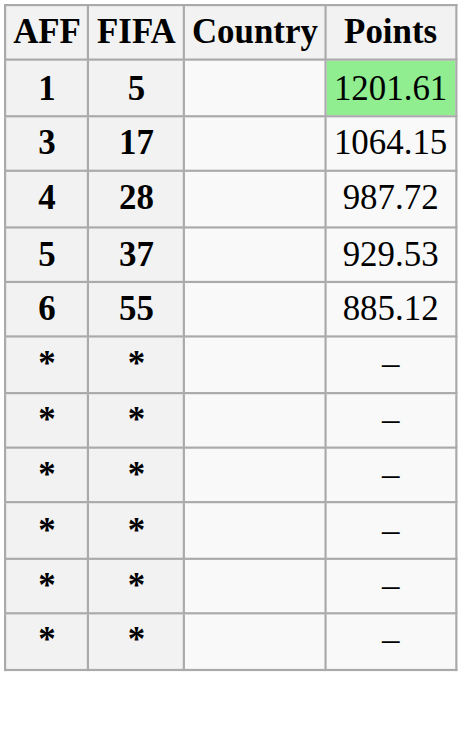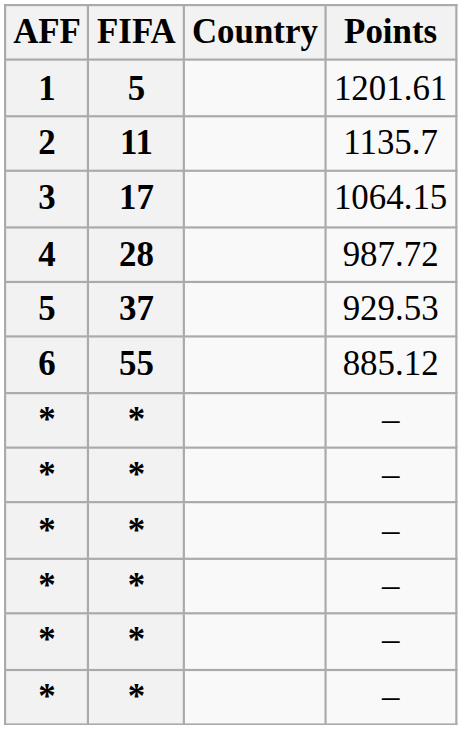(391, 87) lightgreen background -> (391, 87) no background
+ row: (47, 142)
